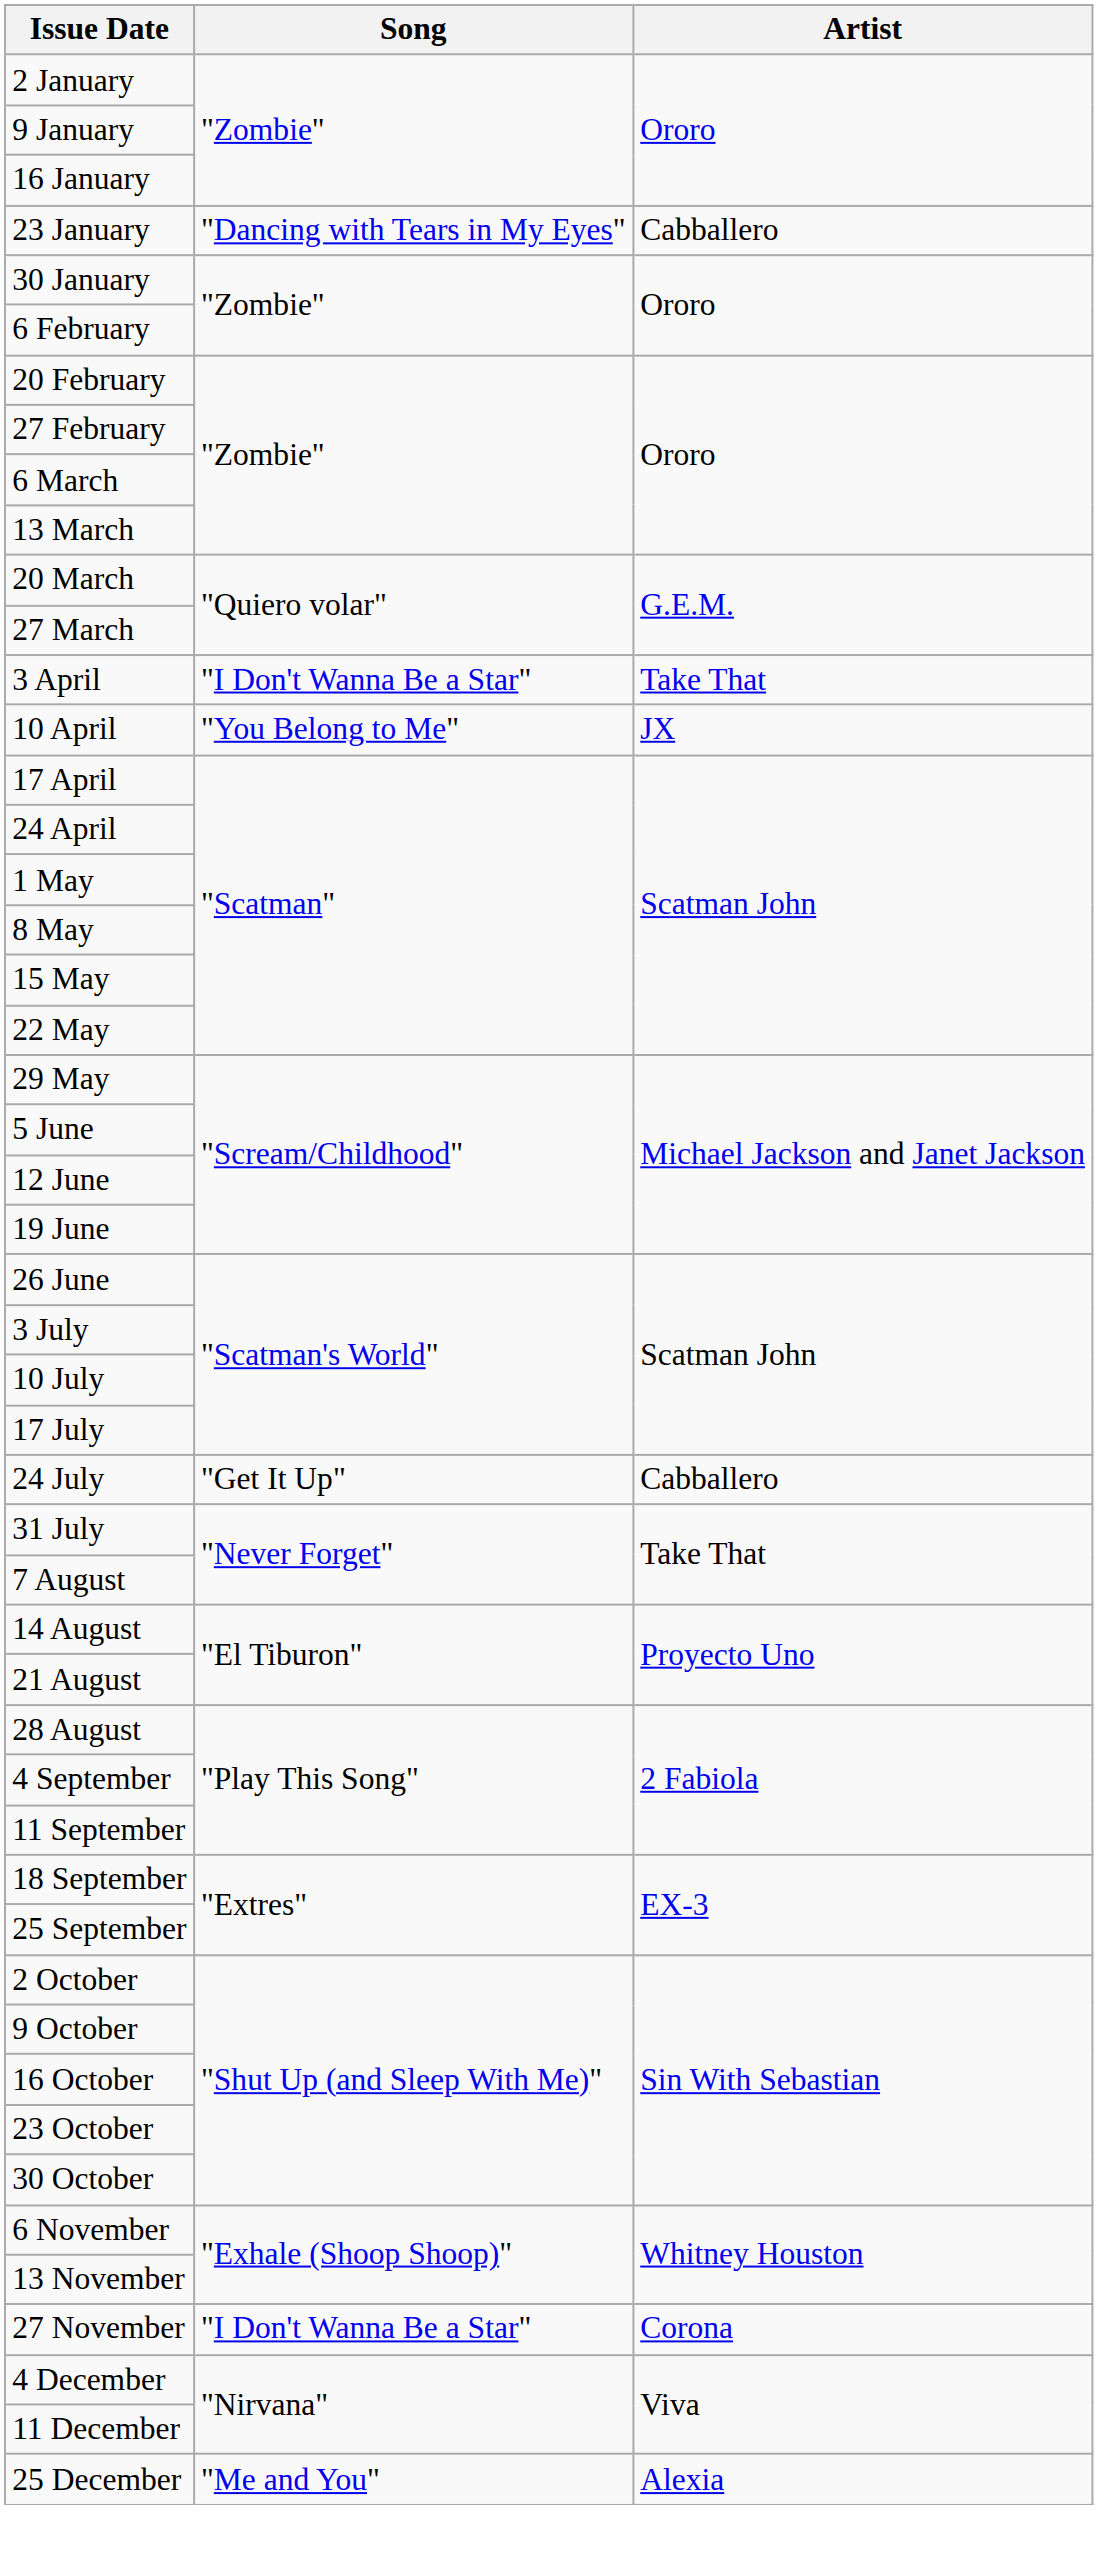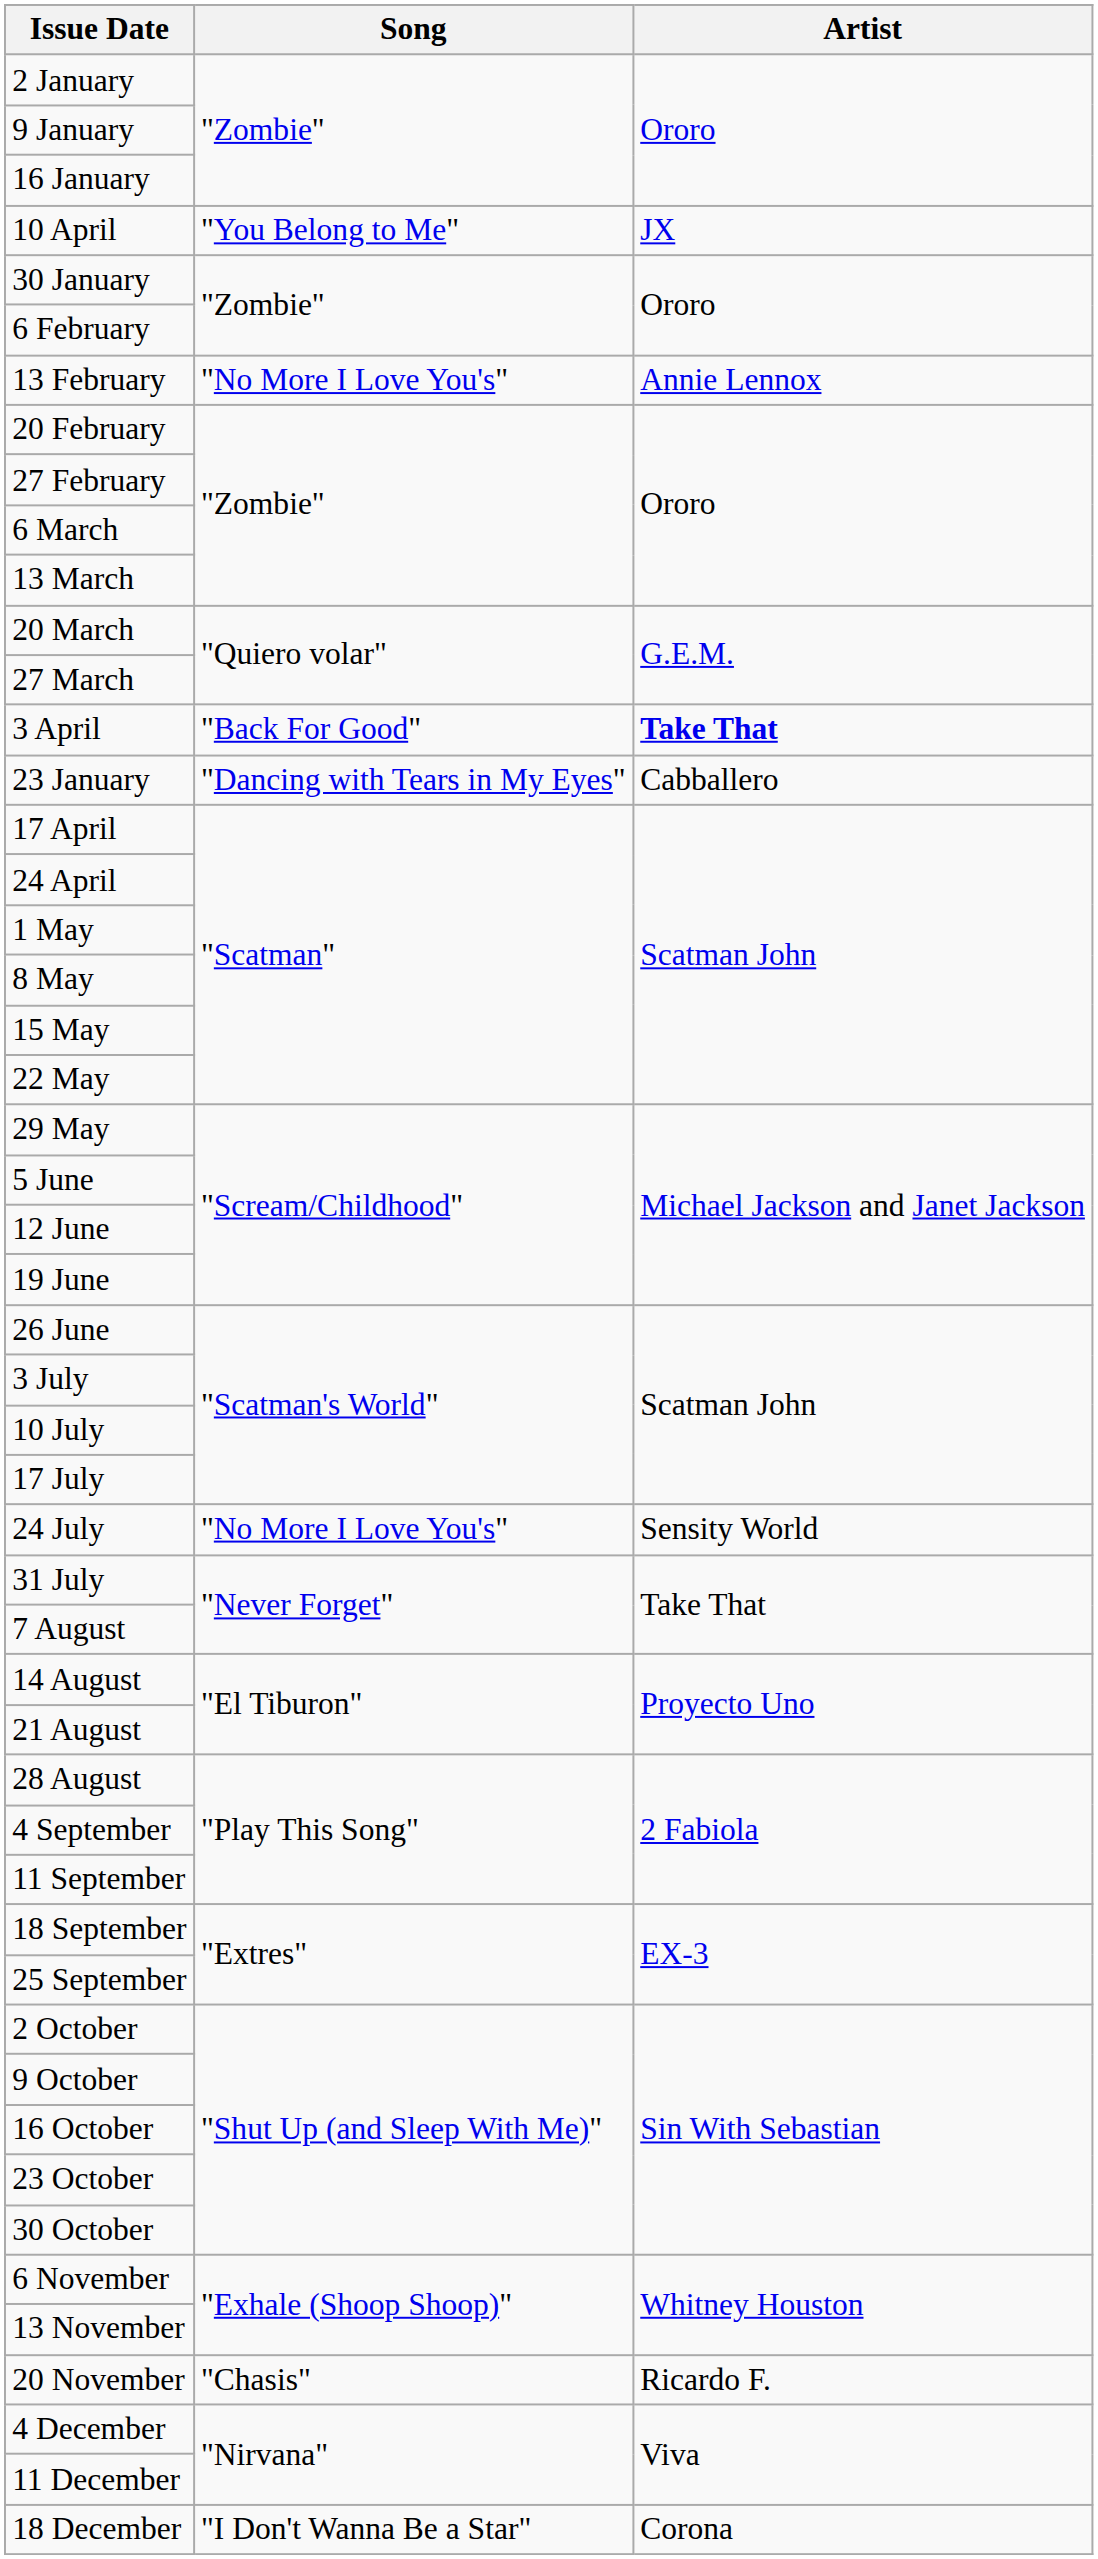rows swapped: (81, 229) <-> (64, 729)
+ row: (89, 379)
(366, 679) "I Don't Wanna Be a Star" -> (311, 729) "Back For Good"
(703, 679) normal -> (709, 729) bold
(273, 1479) "Get It Up" -> (355, 1529) "No More I Love You's"
(709, 1479) Cabballero -> (729, 1529) Sensity World
+ row: (98, 2378)
- row: (98, 2328)
+ row: (97, 2528)
- row: (97, 2478)
